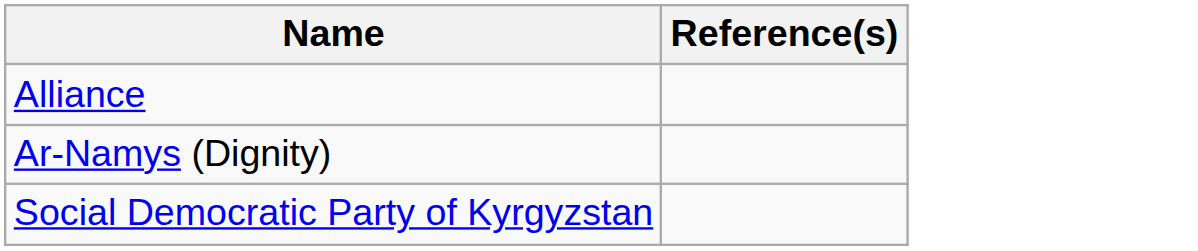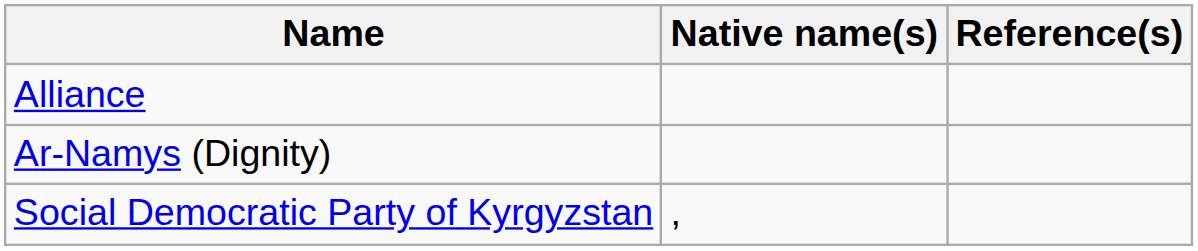+ column: (804, 34)
